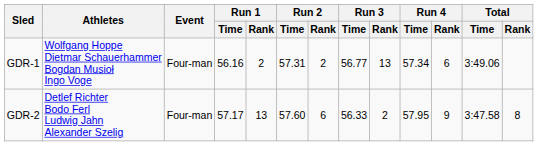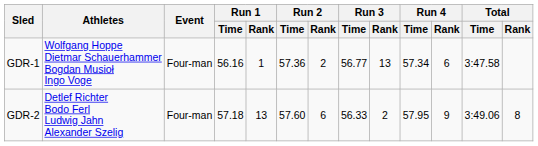(261, 64) 2 -> (261, 64) 1
(292, 64) 57.31 -> (292, 64) 57.36
(482, 64) 3:49.06 -> (482, 64) 3:47.58
(230, 115) 57.17 -> (230, 115) 57.18
(482, 115) 3:47.58 -> (482, 115) 3:49.06
